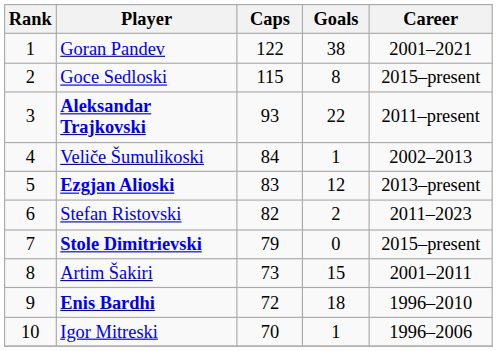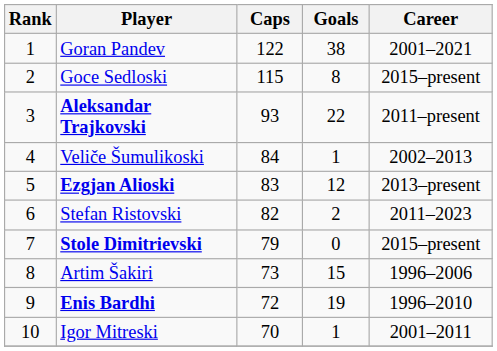(431, 273) 2001–2011 -> (431, 273) 1996–2006
(336, 302) 18 -> (336, 302) 19
(431, 331) 1996–2006 -> (431, 331) 2001–2011
